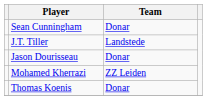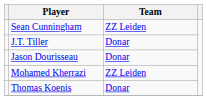(117, 27) Donar -> (126, 27) ZZ Leiden
(125, 42) Landstede -> (117, 42) Donar
